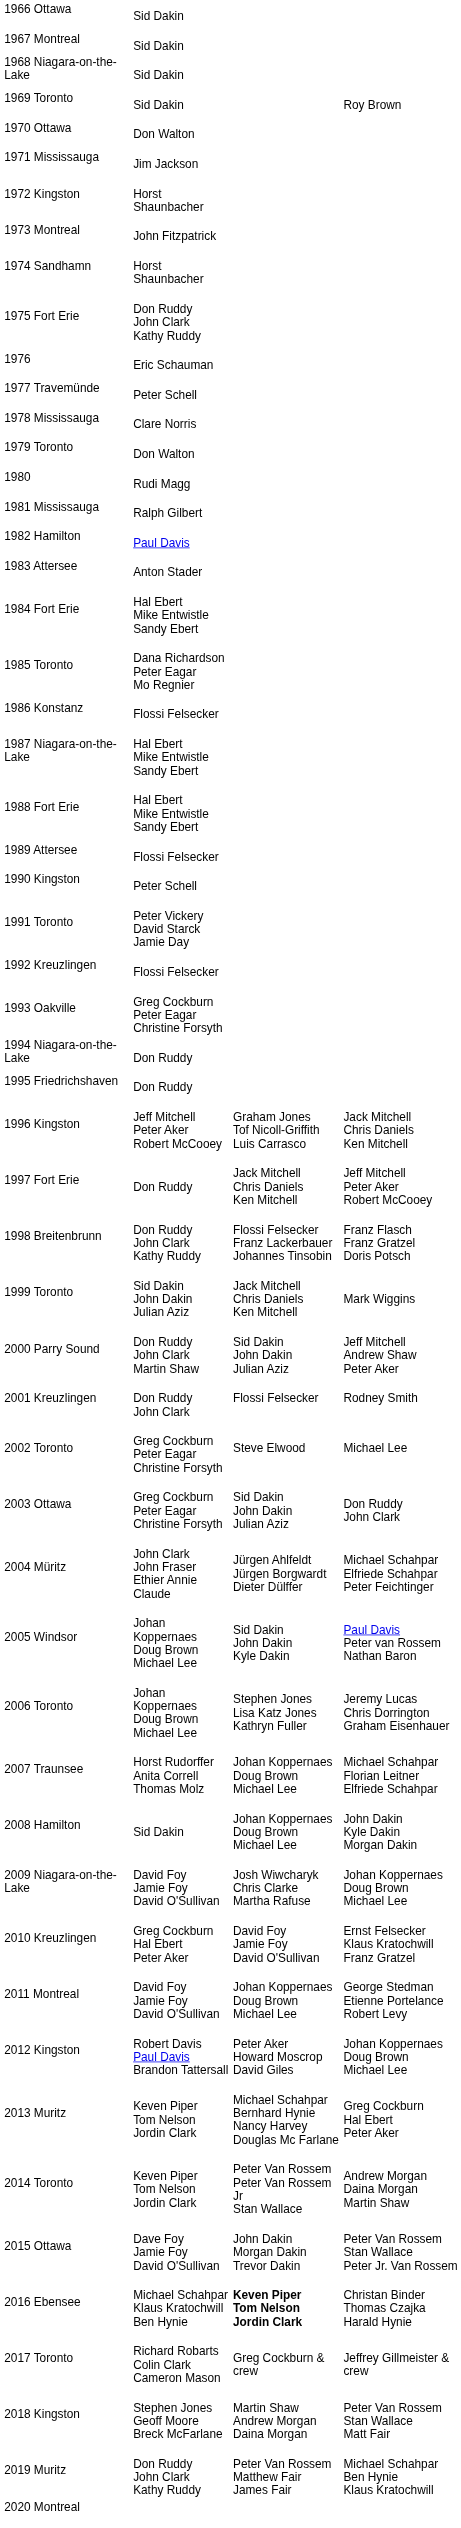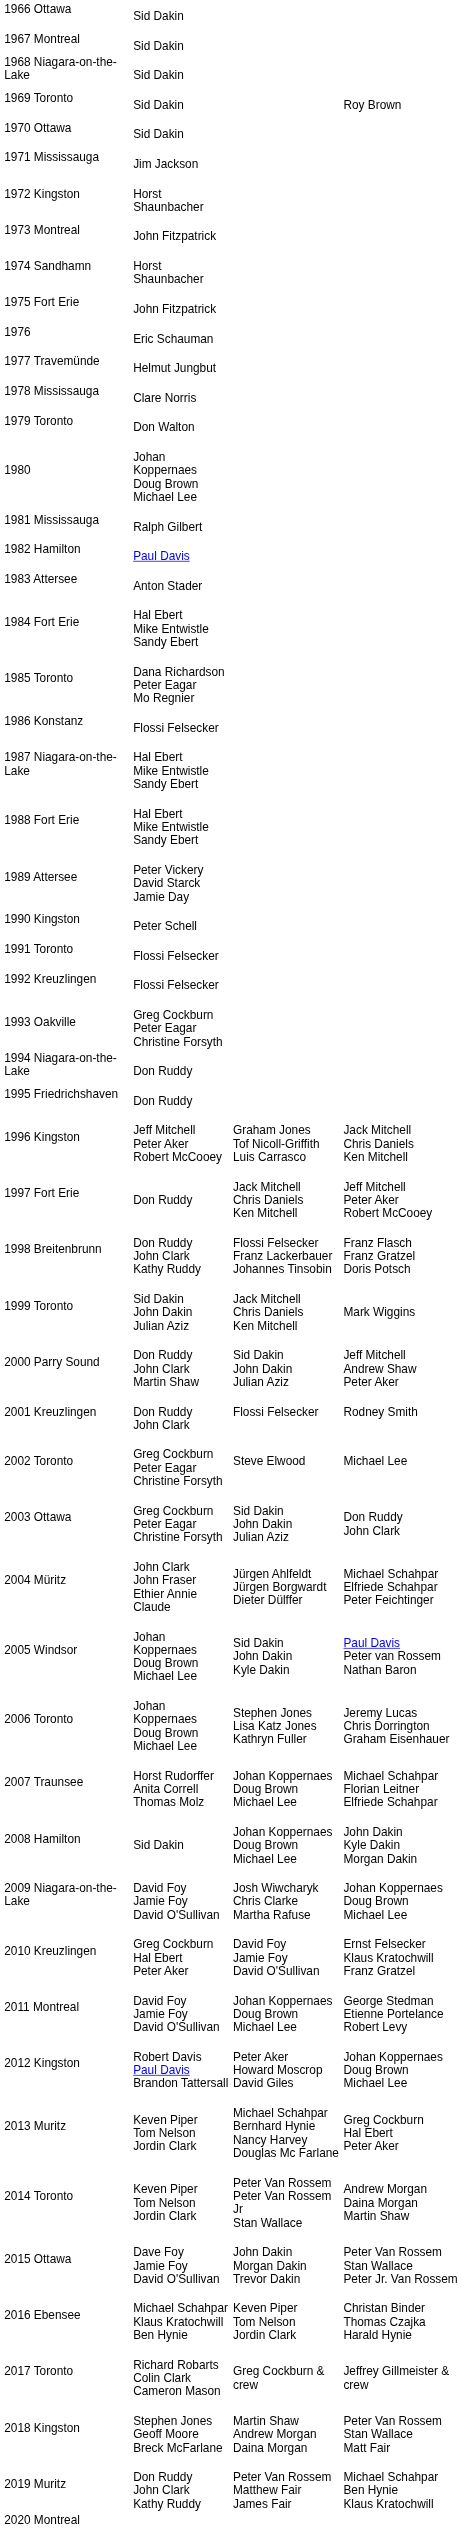(164, 134) Don Walton -> (158, 134) Sid Dakin
(167, 322) Don Ruddy John Clark Kathy Ruddy -> (175, 309) John Fitzpatrick
(165, 395) Peter Schell -> (175, 368) Helmut Jungbut
(162, 484) Rudi Magg -> (166, 477) Johan Koppernaes Doug Brown Michael Lee
(176, 856) Flossi Felsecker -> (168, 883) Peter Vickery David Starck Jamie Day
(168, 929) Peter Vickery David Starck Jamie Day -> (176, 956) Flossi Felsecker
(268, 2308) bold -> (265, 2322) normal
